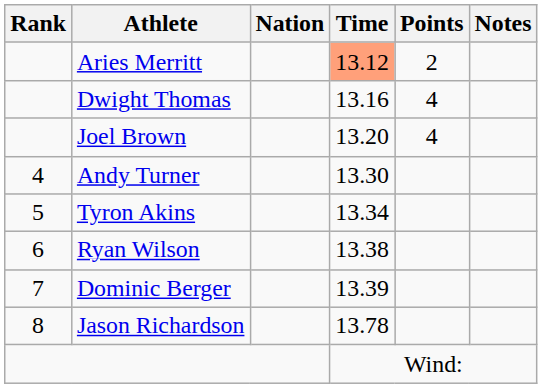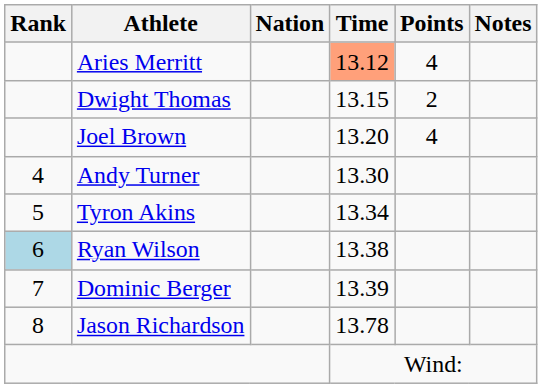(432, 61) 2 -> (432, 61) 4
(362, 99) 13.16 -> (362, 99) 13.15
(432, 99) 4 -> (432, 99) 2
(38, 250) no background -> (38, 250) lightblue background
